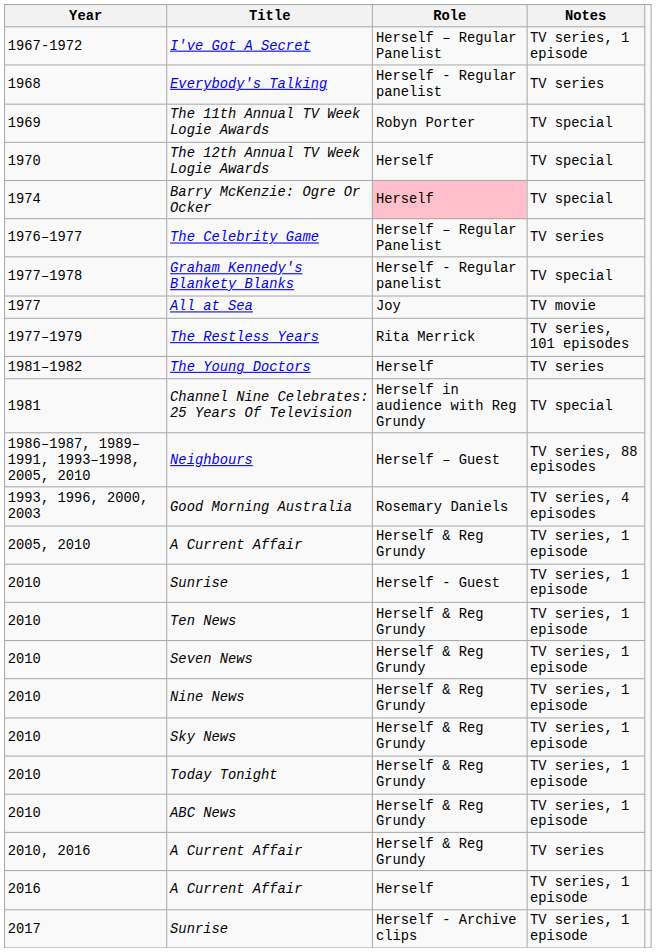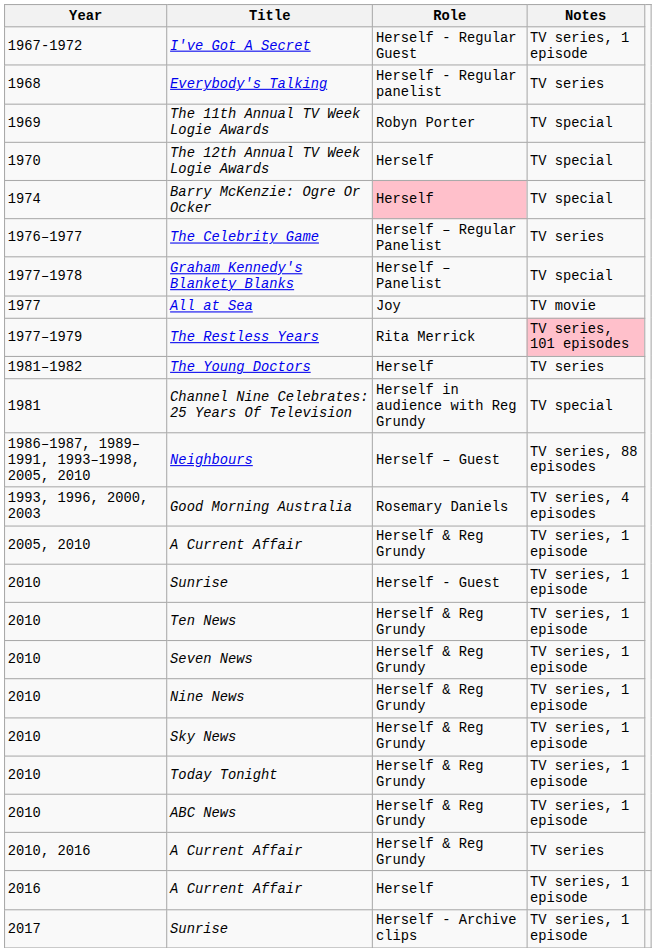(446, 46) Herself – Regular Panelist -> (446, 46) Herself - Regular Guest
(446, 276) Herself - Regular panelist -> (413, 276) Herself – Panelist
(580, 337) no background -> (580, 337) pink background
